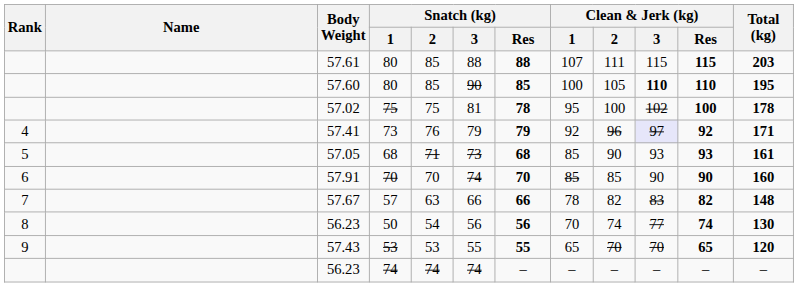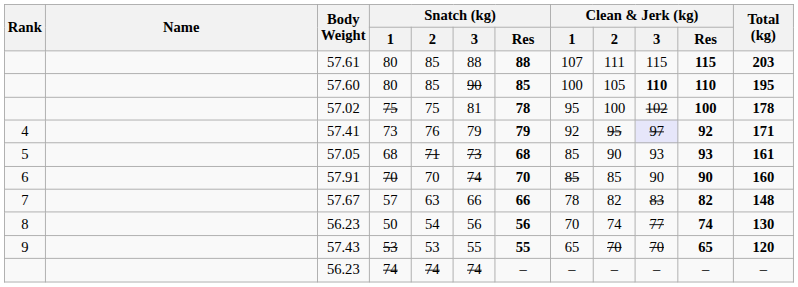(614, 131) 96 -> (614, 131) 95
